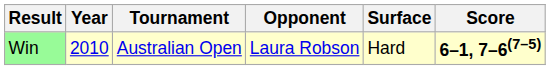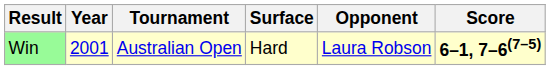columns swapped: (399, 18) <-> (305, 18)
(89, 48) 2010 -> (89, 48) 2001
